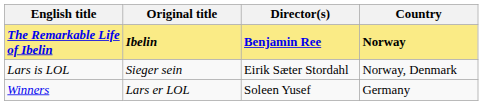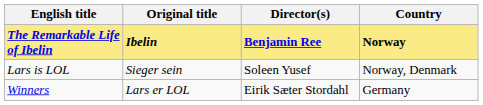(296, 69) Eirik Sæter Stordahl -> (277, 69) Soleen Yusef
(277, 89) Soleen Yusef -> (296, 89) Eirik Sæter Stordahl
